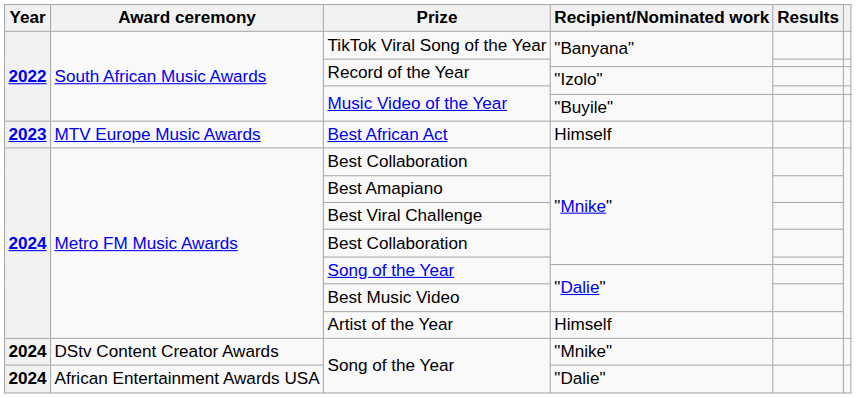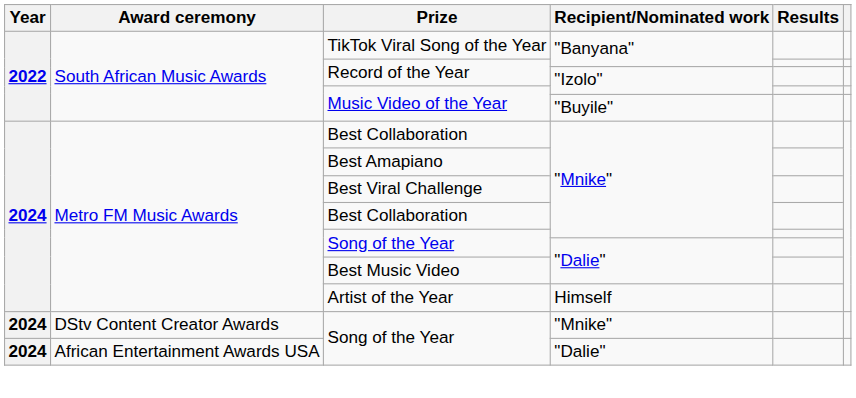- row: (387, 134)
